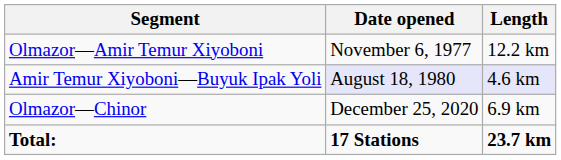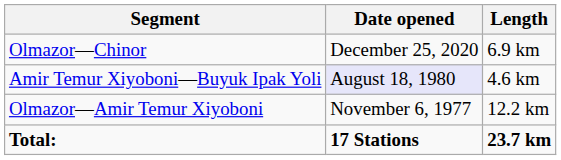rows swapped: (136, 49) <-> (78, 109)
(513, 79) lavender background -> (513, 79) no background
